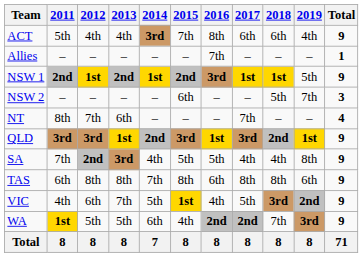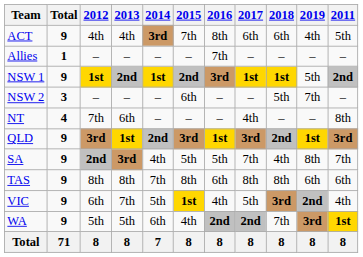columns swapped: (62, 15) <-> (341, 15)
(248, 118) 7th -> (251, 118) 4th
(248, 159) 4th -> (251, 159) 7th
